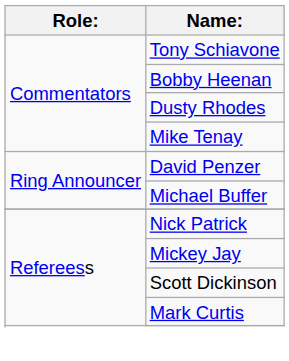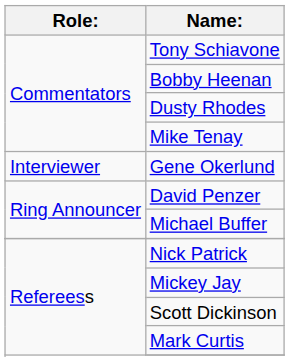+ row: (212, 166)
